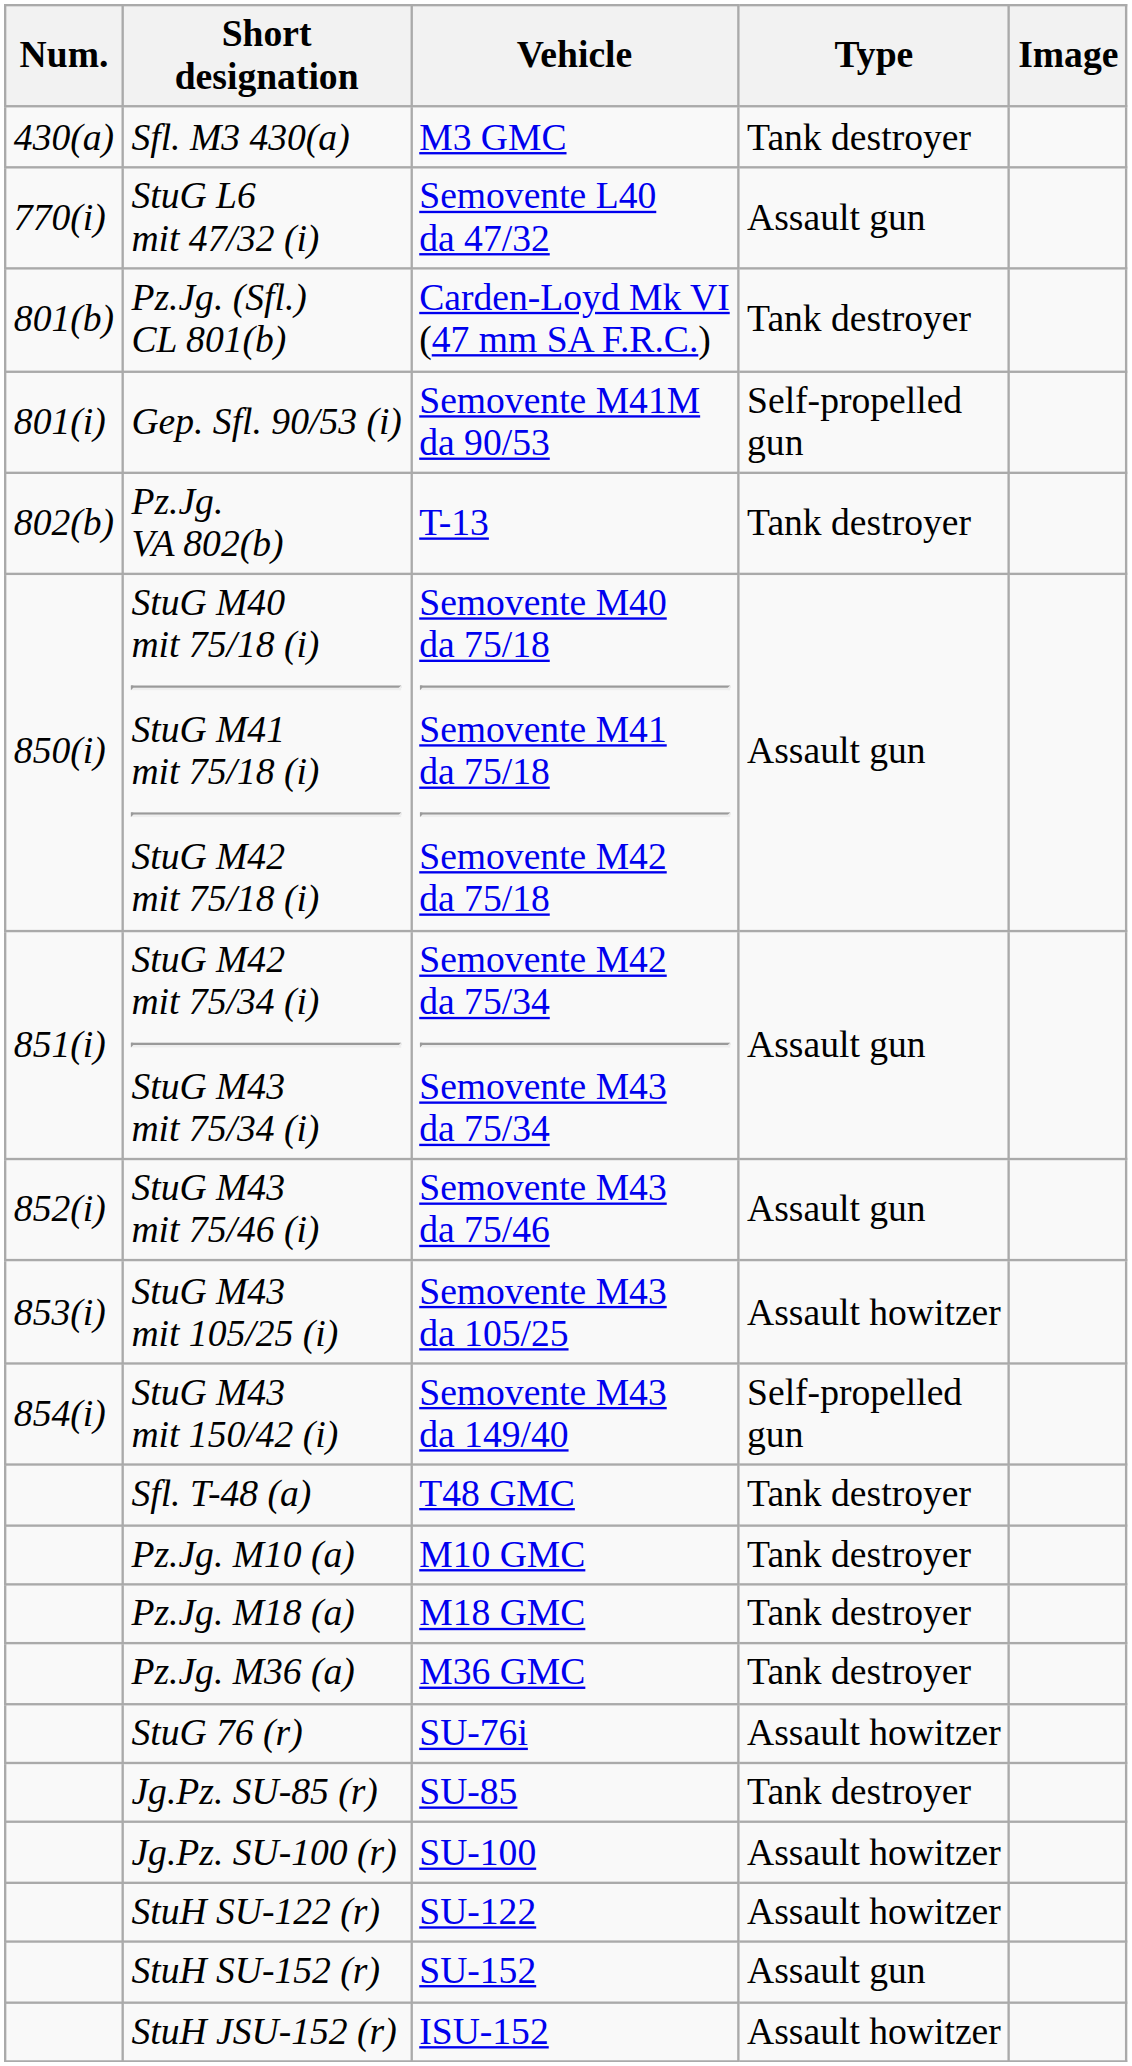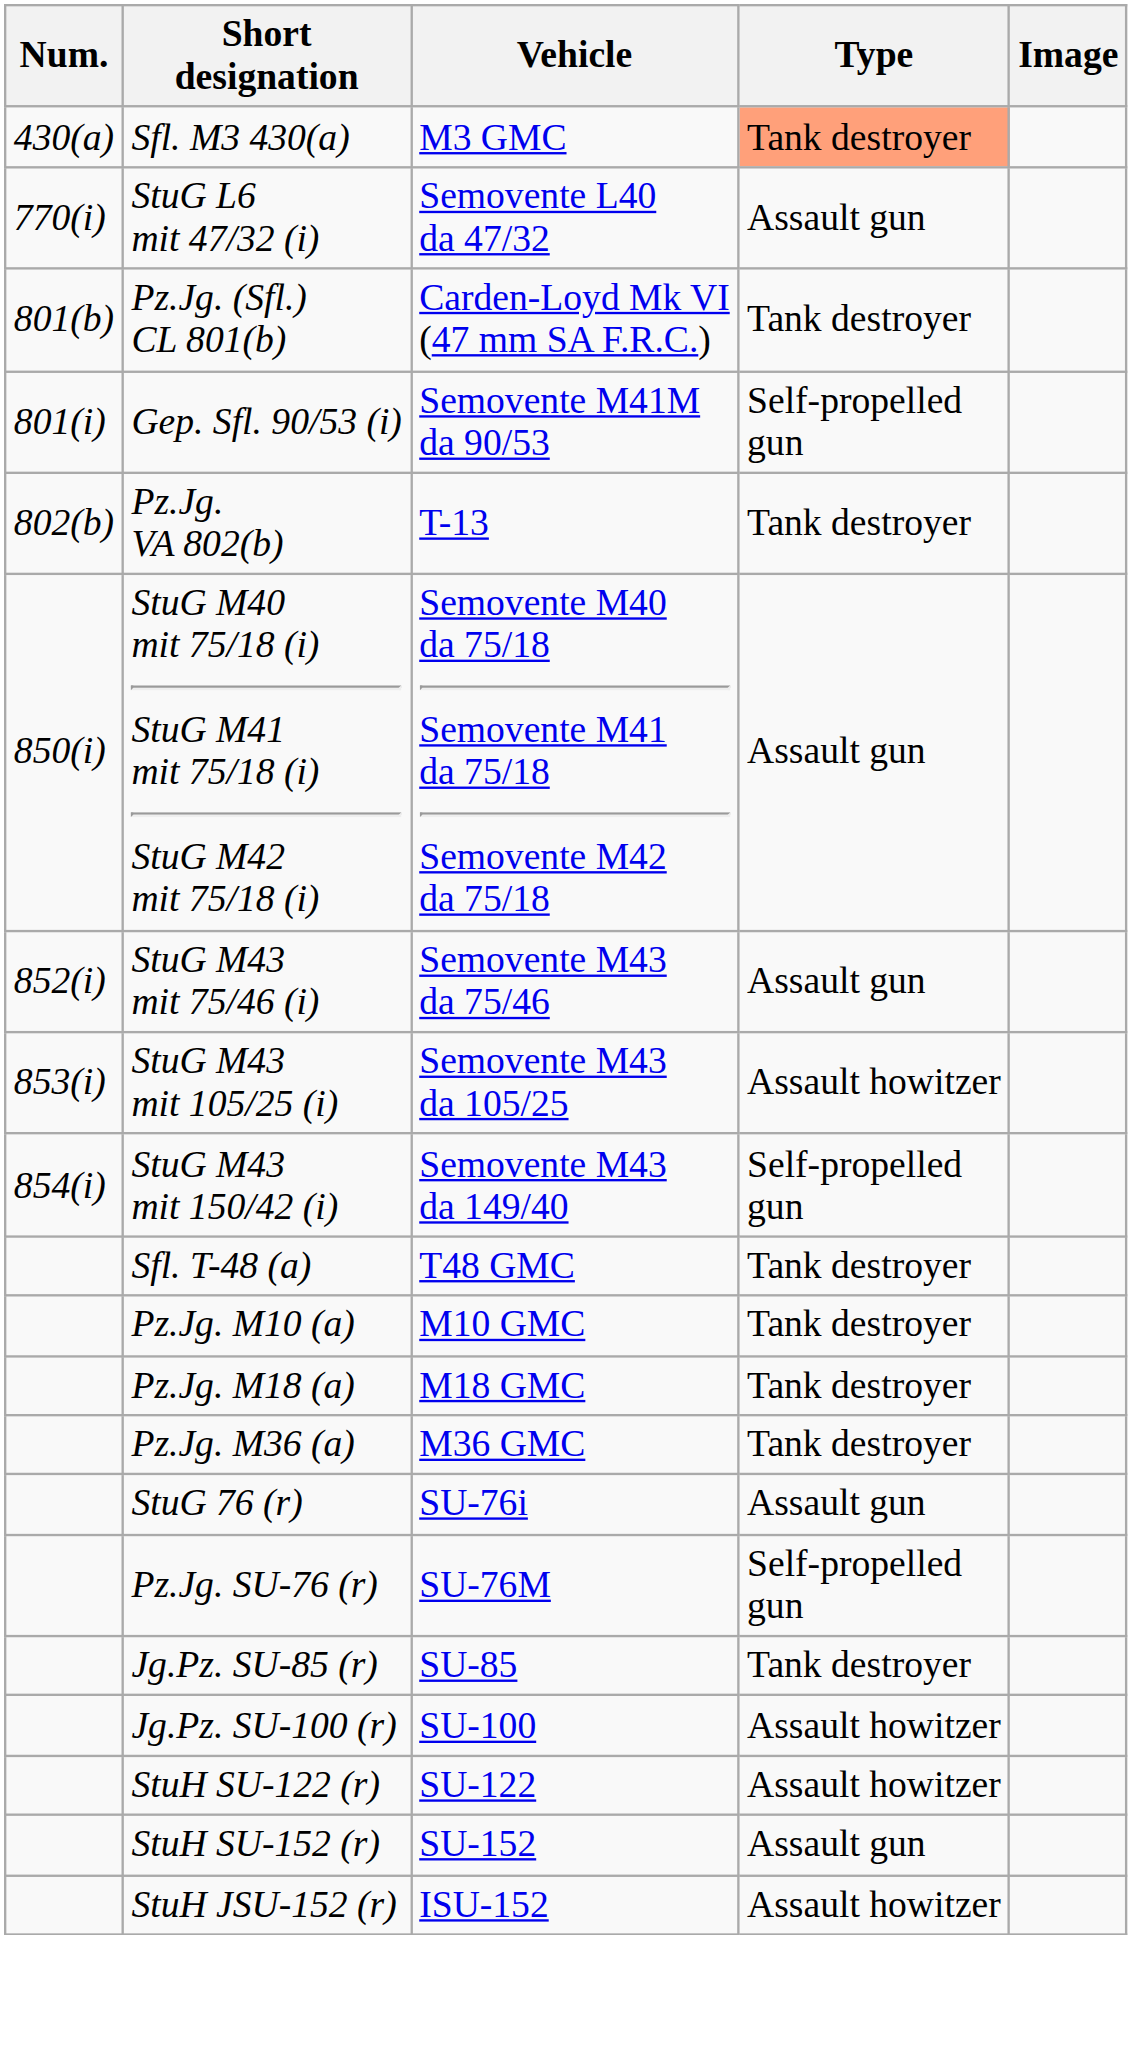(859, 136) no background -> (859, 136) lightsalmon background
- row: (267, 1043)
(874, 1732) Assault howitzer -> (836, 1503) Assault gun
+ row: (255, 1584)
